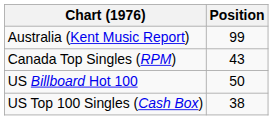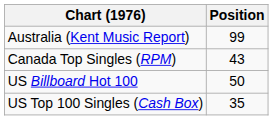(237, 103) 38 -> (237, 103) 35
